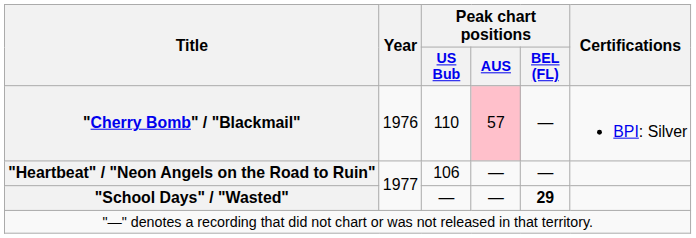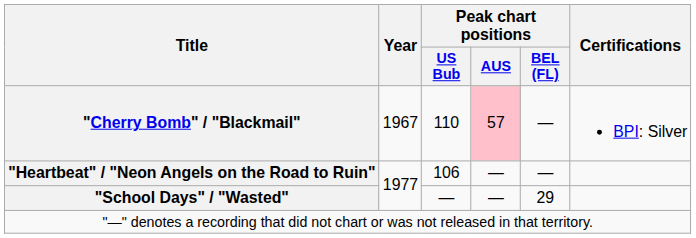(400, 123) 1976 -> (400, 123) 1967
(545, 198) bold -> (545, 198) normal
